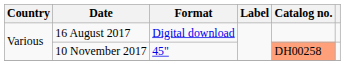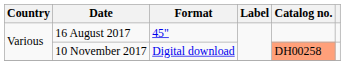(193, 32) Digital download -> (161, 32) 45"
(161, 51) 45" -> (193, 51) Digital download
